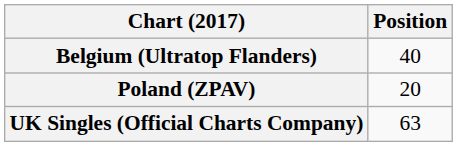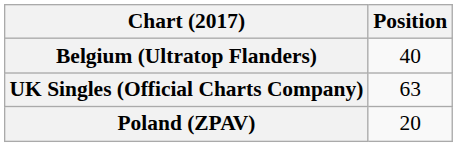rows swapped: (186, 89) <-> (186, 123)
